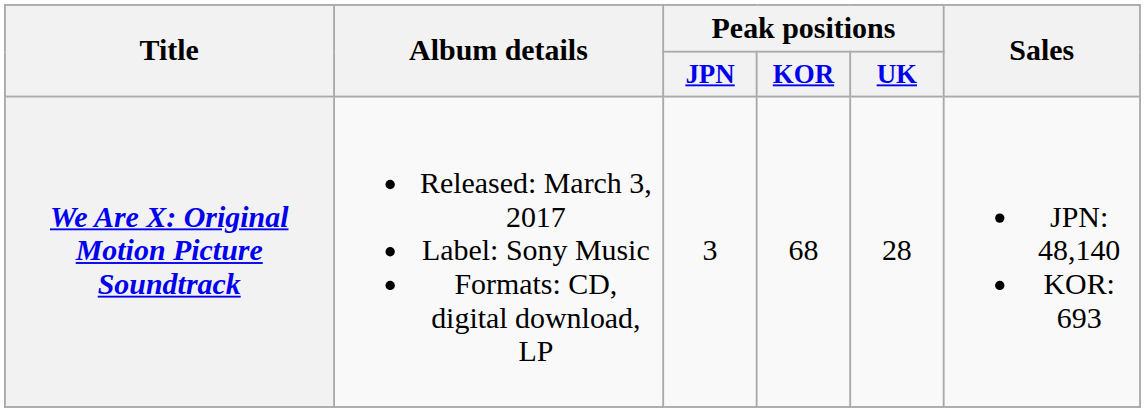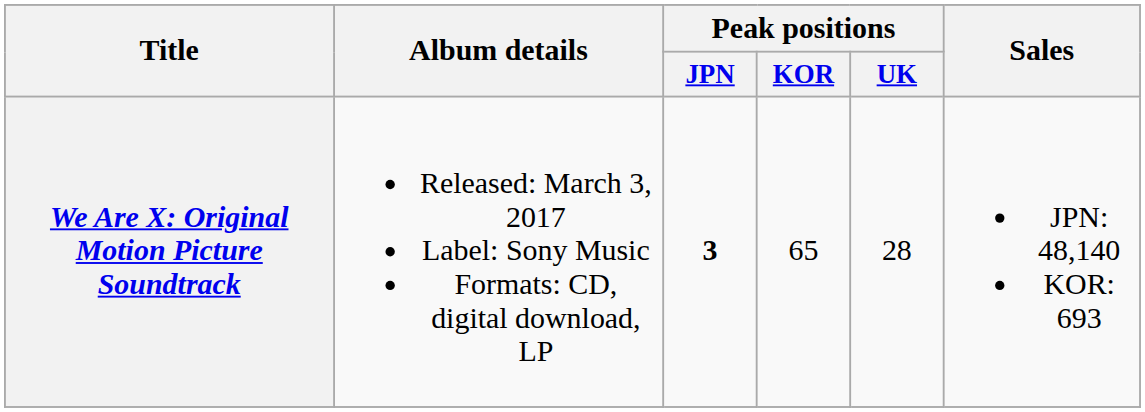(710, 250) normal -> (710, 250) bold
(803, 250) 68 -> (803, 250) 65
